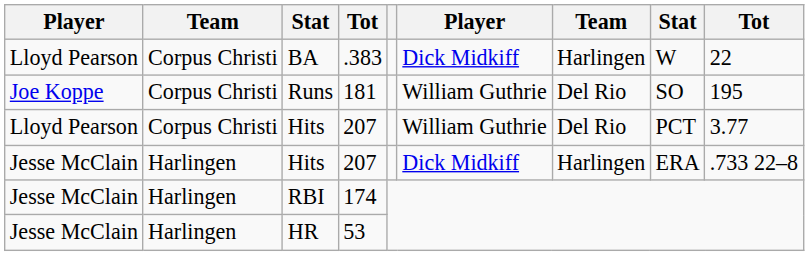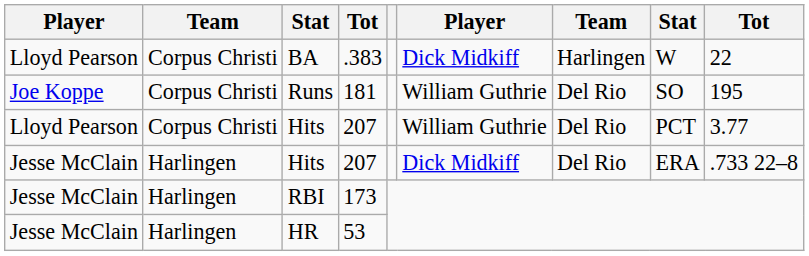(601, 162) Harlingen -> (592, 162) Del Rio
(360, 197) 174 -> (360, 197) 173
